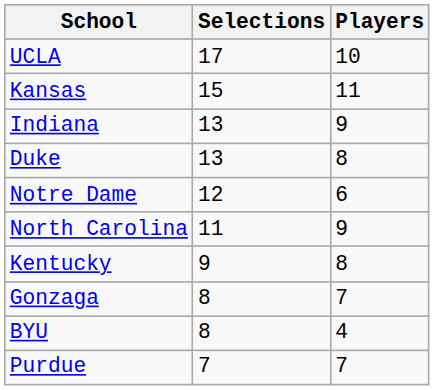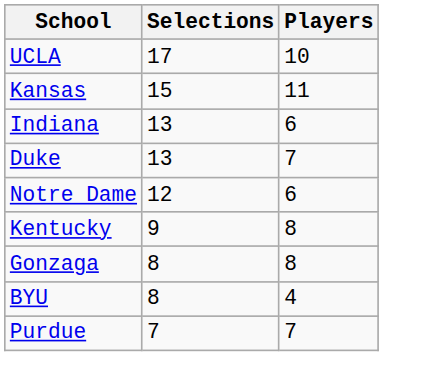(342, 126) 9 -> (291, 126) 6
(342, 160) 8 -> (291, 160) 7
- row: (99, 229)
(342, 298) 7 -> (291, 264) 8
